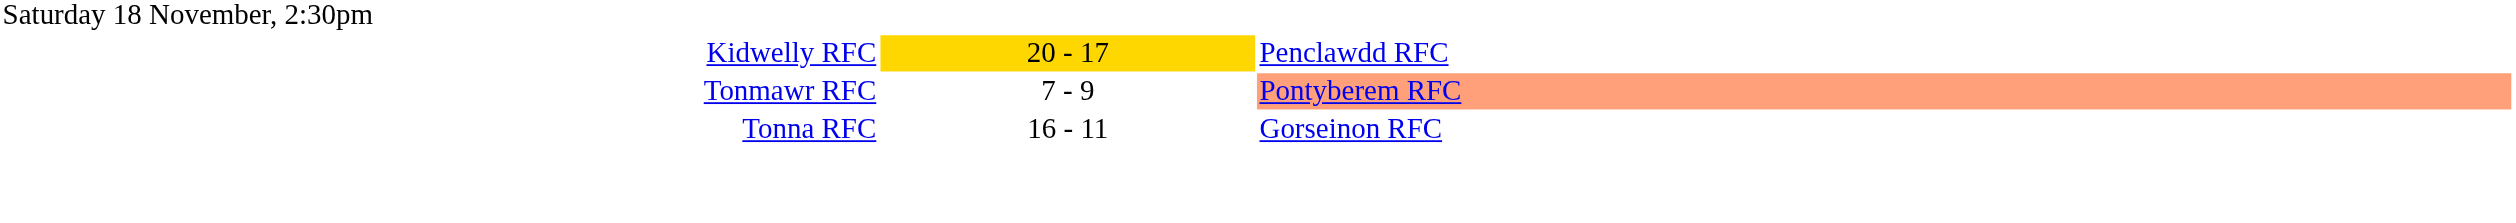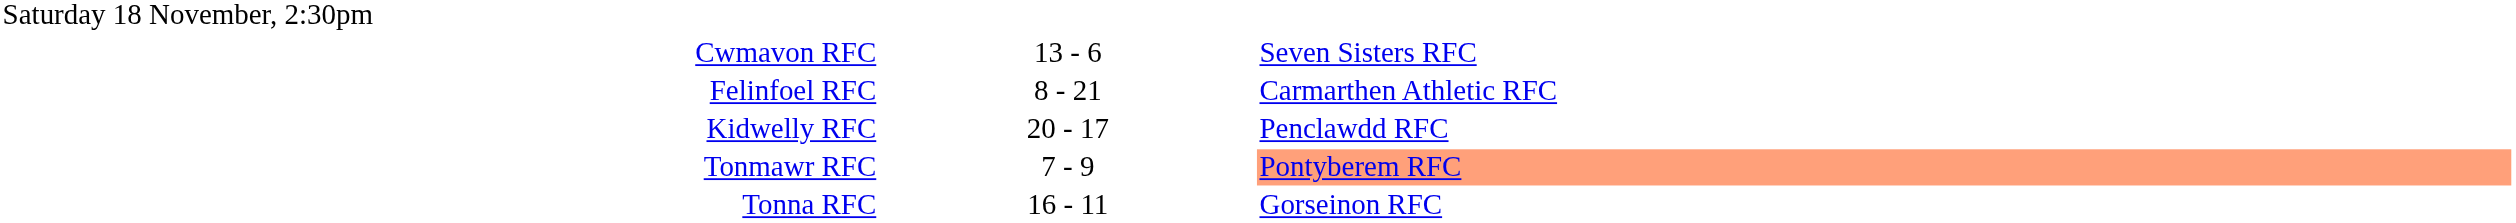+ row: (786, 52)
+ row: (793, 90)
(1068, 52) gold background -> (1068, 128) no background
